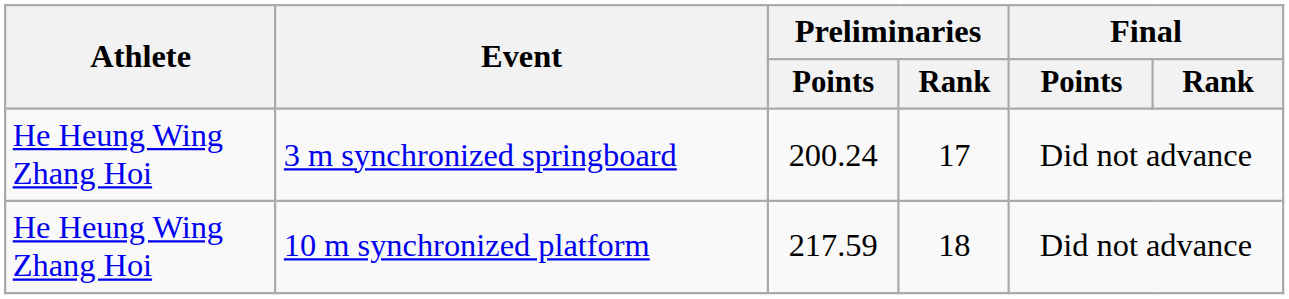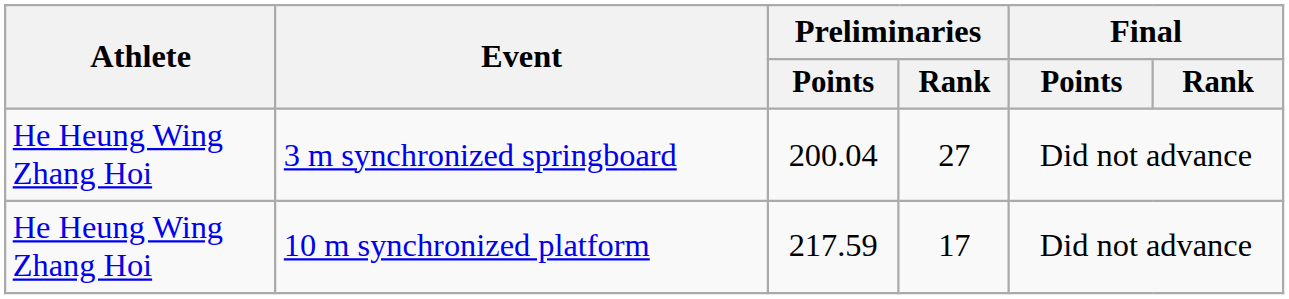(833, 154) 200.24 -> (833, 154) 200.04
(954, 154) 17 -> (954, 154) 27
(954, 246) 18 -> (954, 246) 17
